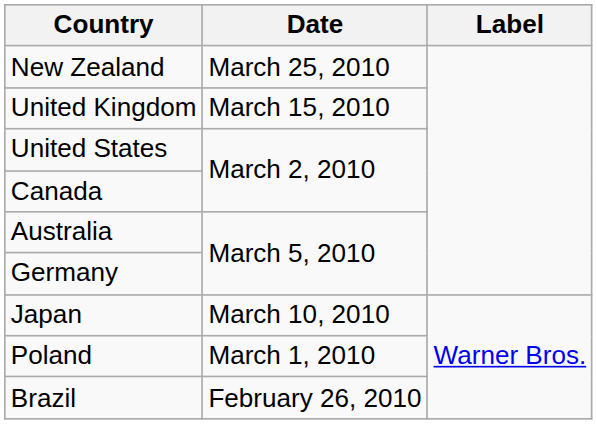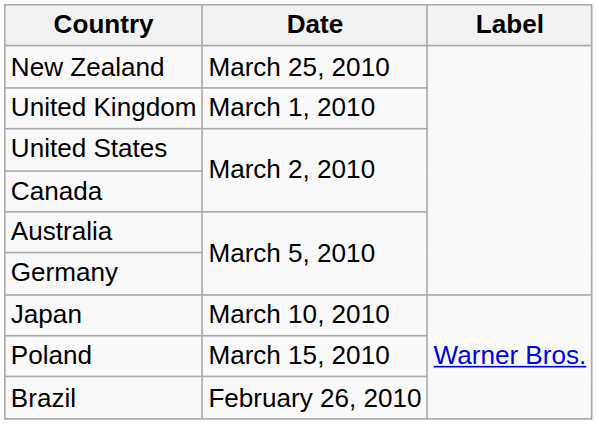(299, 107) March 15, 2010 -> (292, 107) March 1, 2010
(292, 356) March 1, 2010 -> (299, 356) March 15, 2010
